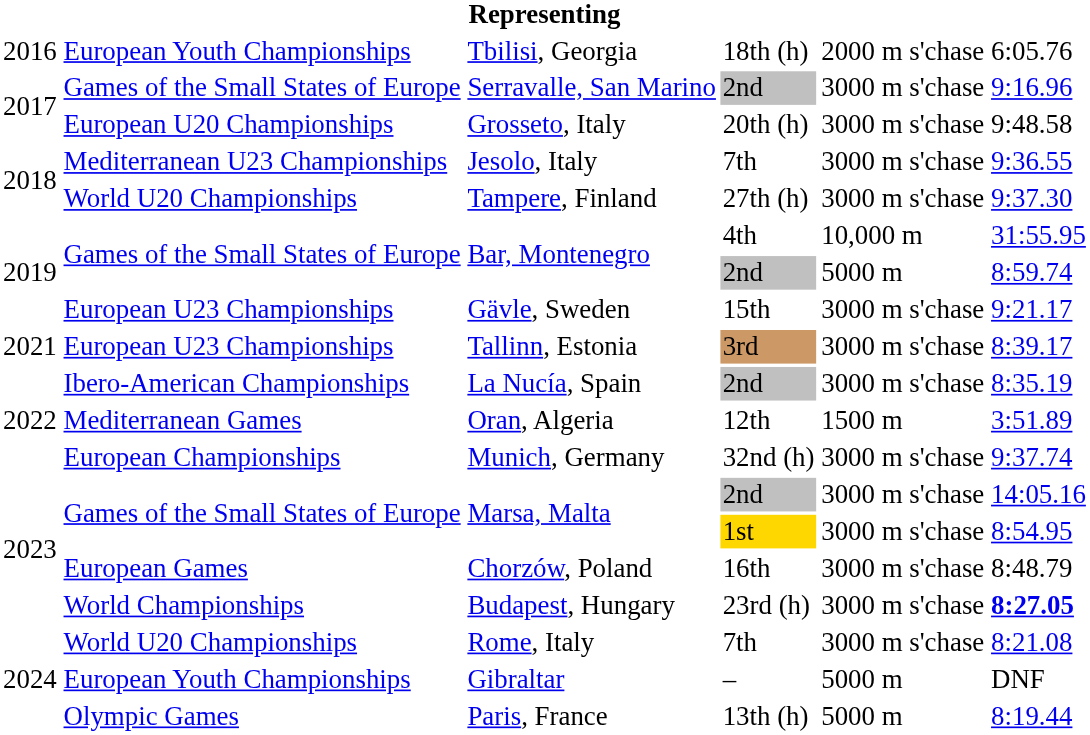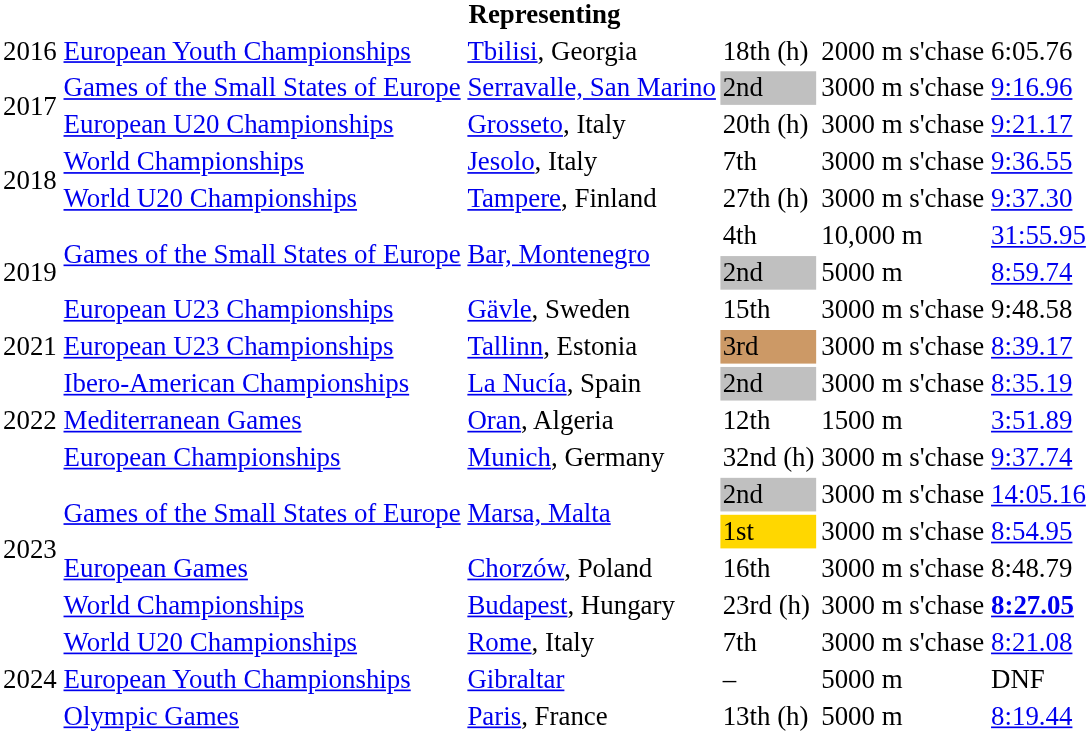(1032, 124) 9:48.58 -> (1032, 124) 9:21.17
(255, 161) Mediterranean U23 Championships -> (184, 161) World Championships
(1032, 309) 9:21.17 -> (1032, 309) 9:48.58
